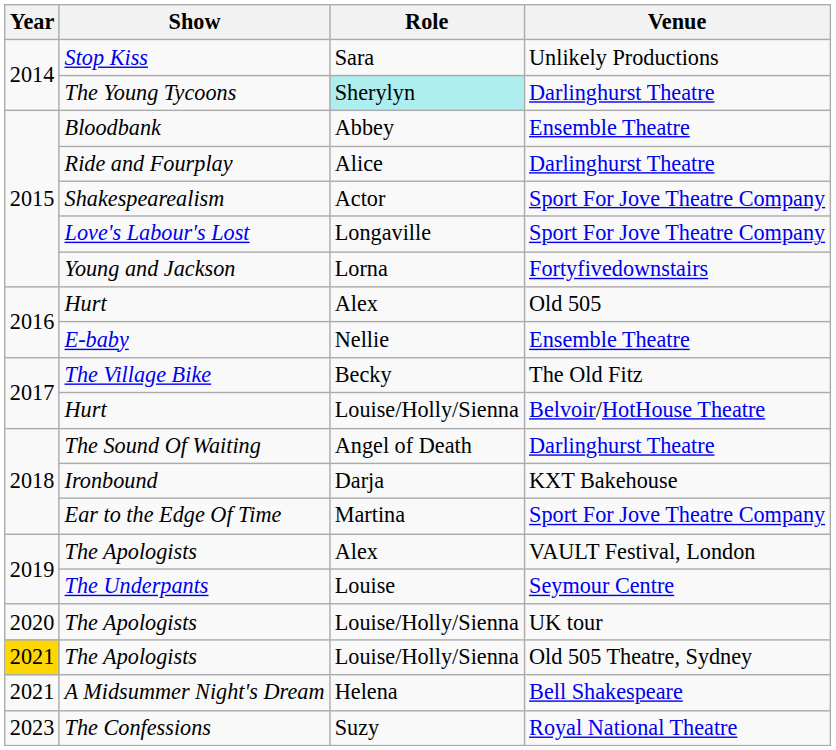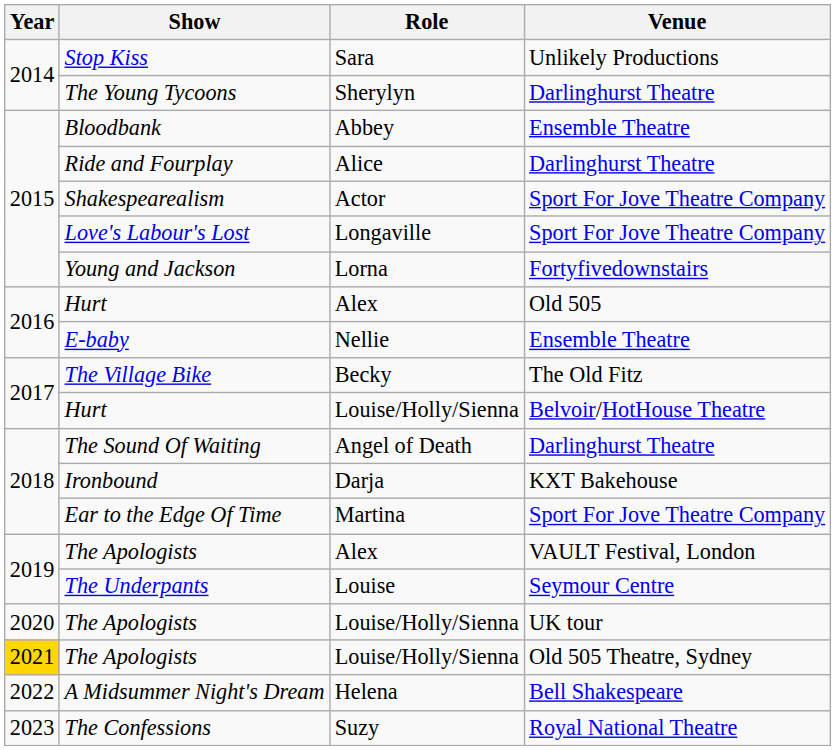(375, 92) paleturquoise background -> (375, 92) no background
(32, 692) 2021 -> (32, 692) 2022
